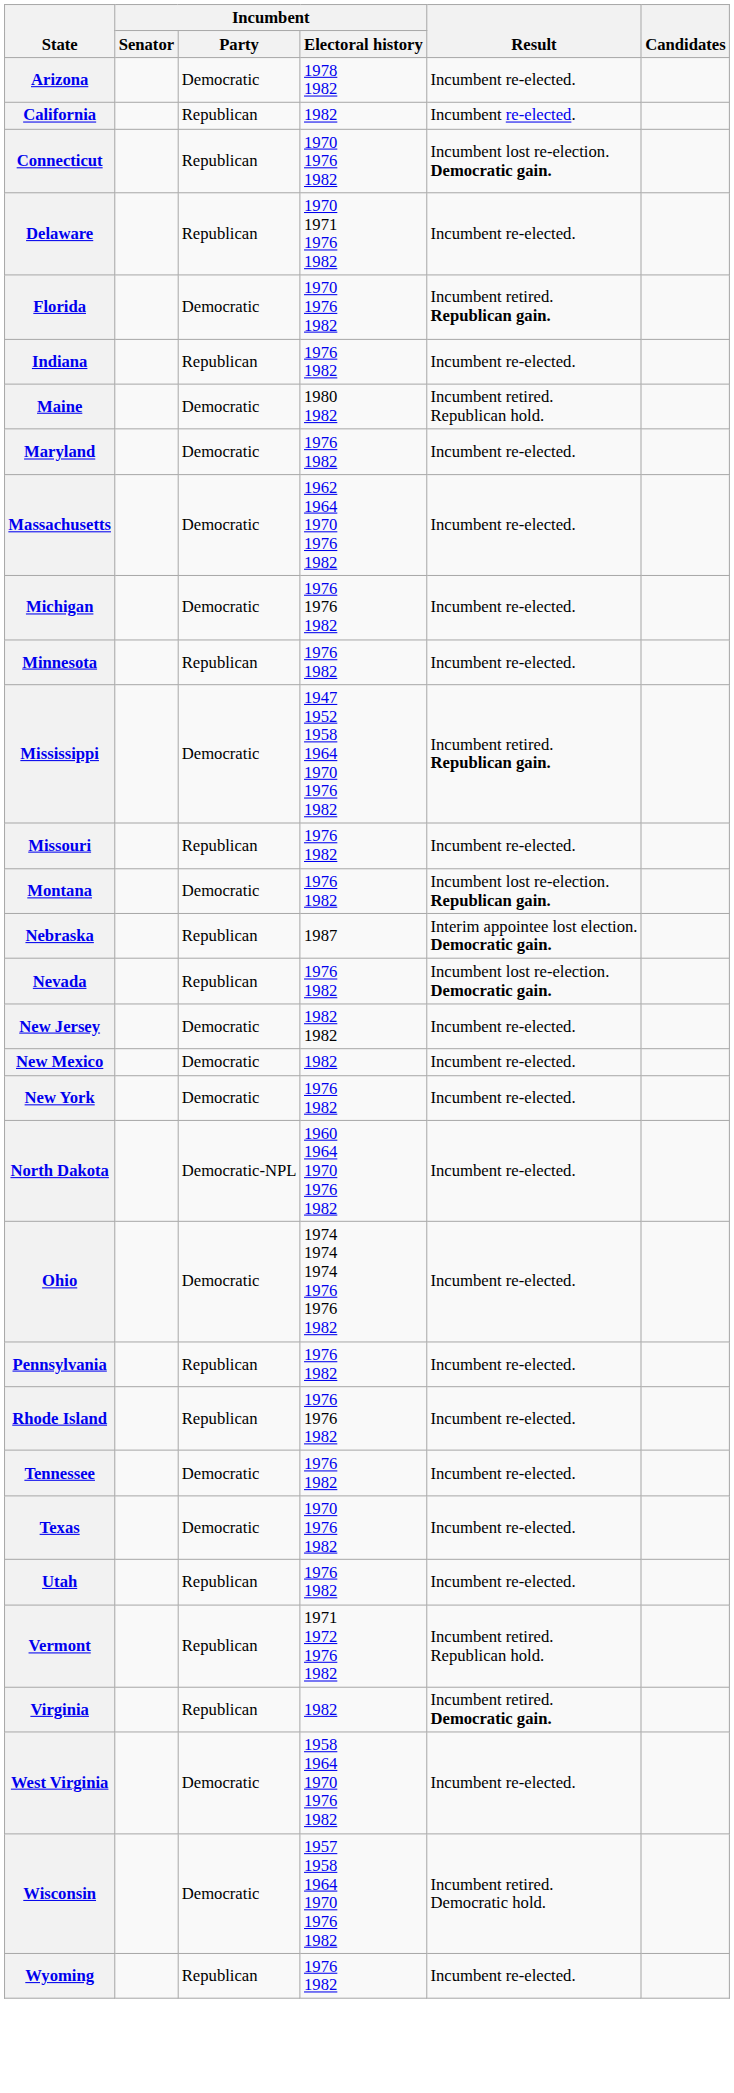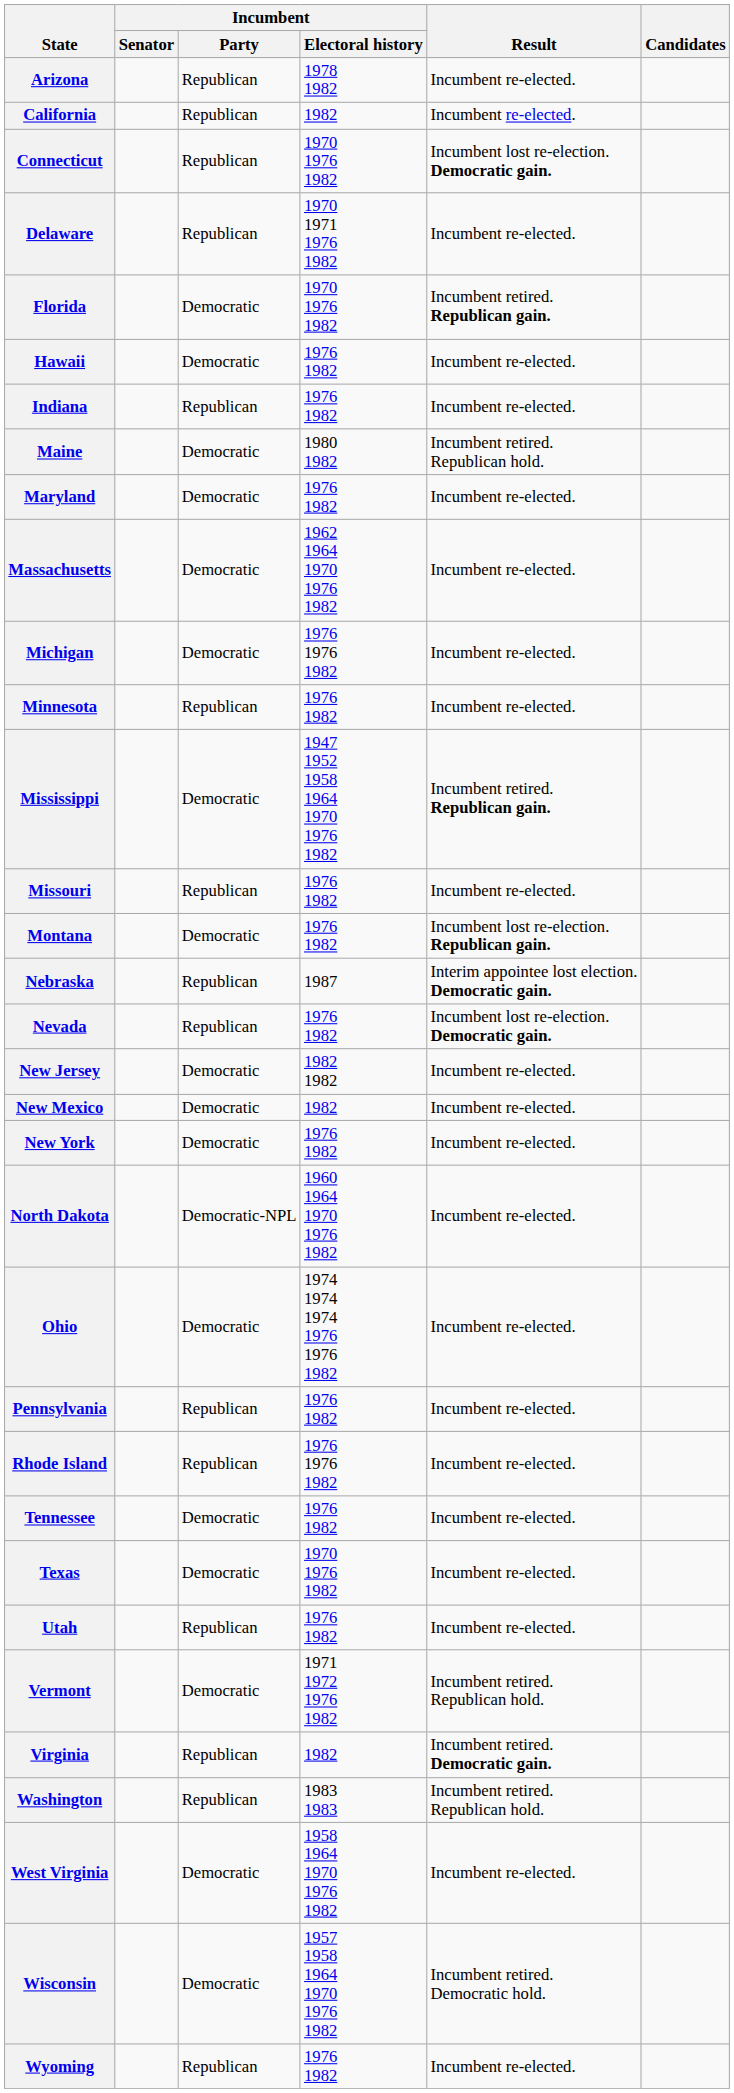(221, 79) Democratic -> (220, 79) Republican
+ row: (60, 361)
(220, 1645) Republican -> (221, 1690) Democratic
+ row: (60, 1799)
